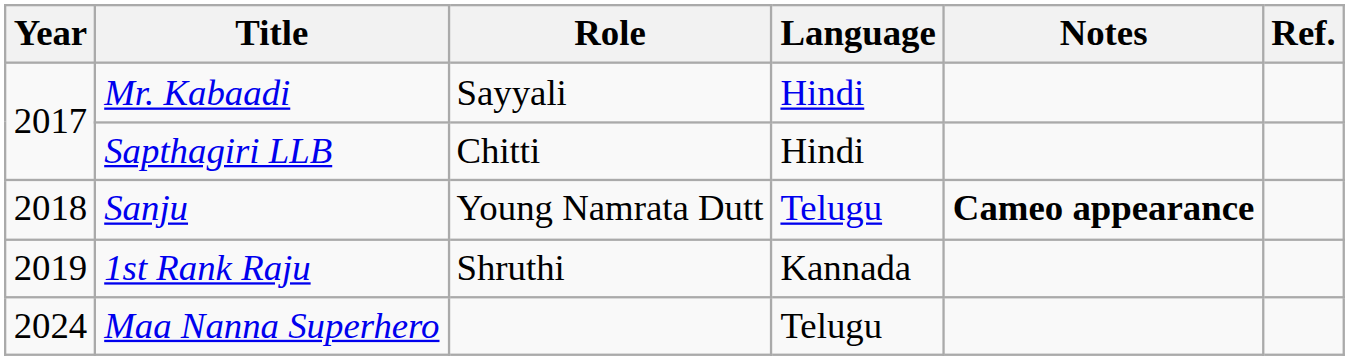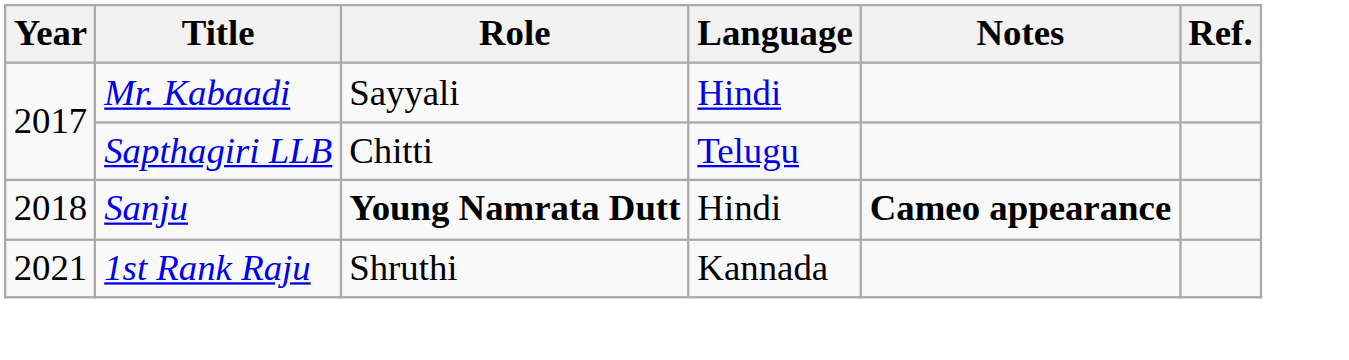(822, 150) Hindi -> (748, 150) Telugu
(610, 208) normal -> (515, 208) bold
(831, 208) Telugu -> (739, 208) Hindi
(50, 267) 2019 -> (50, 267) 2021
- row: (272, 325)
